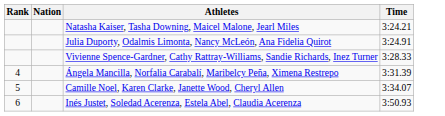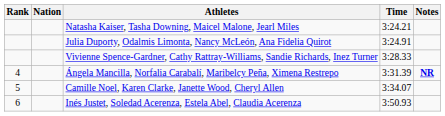+ column: (427, 12)
